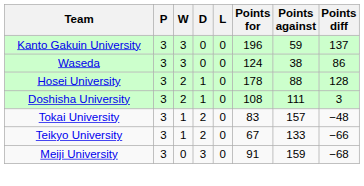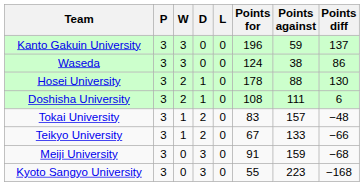(339, 81) 128 -> (339, 81) 130
(339, 99) 3 -> (339, 99) 6
+ row: (79, 172)
